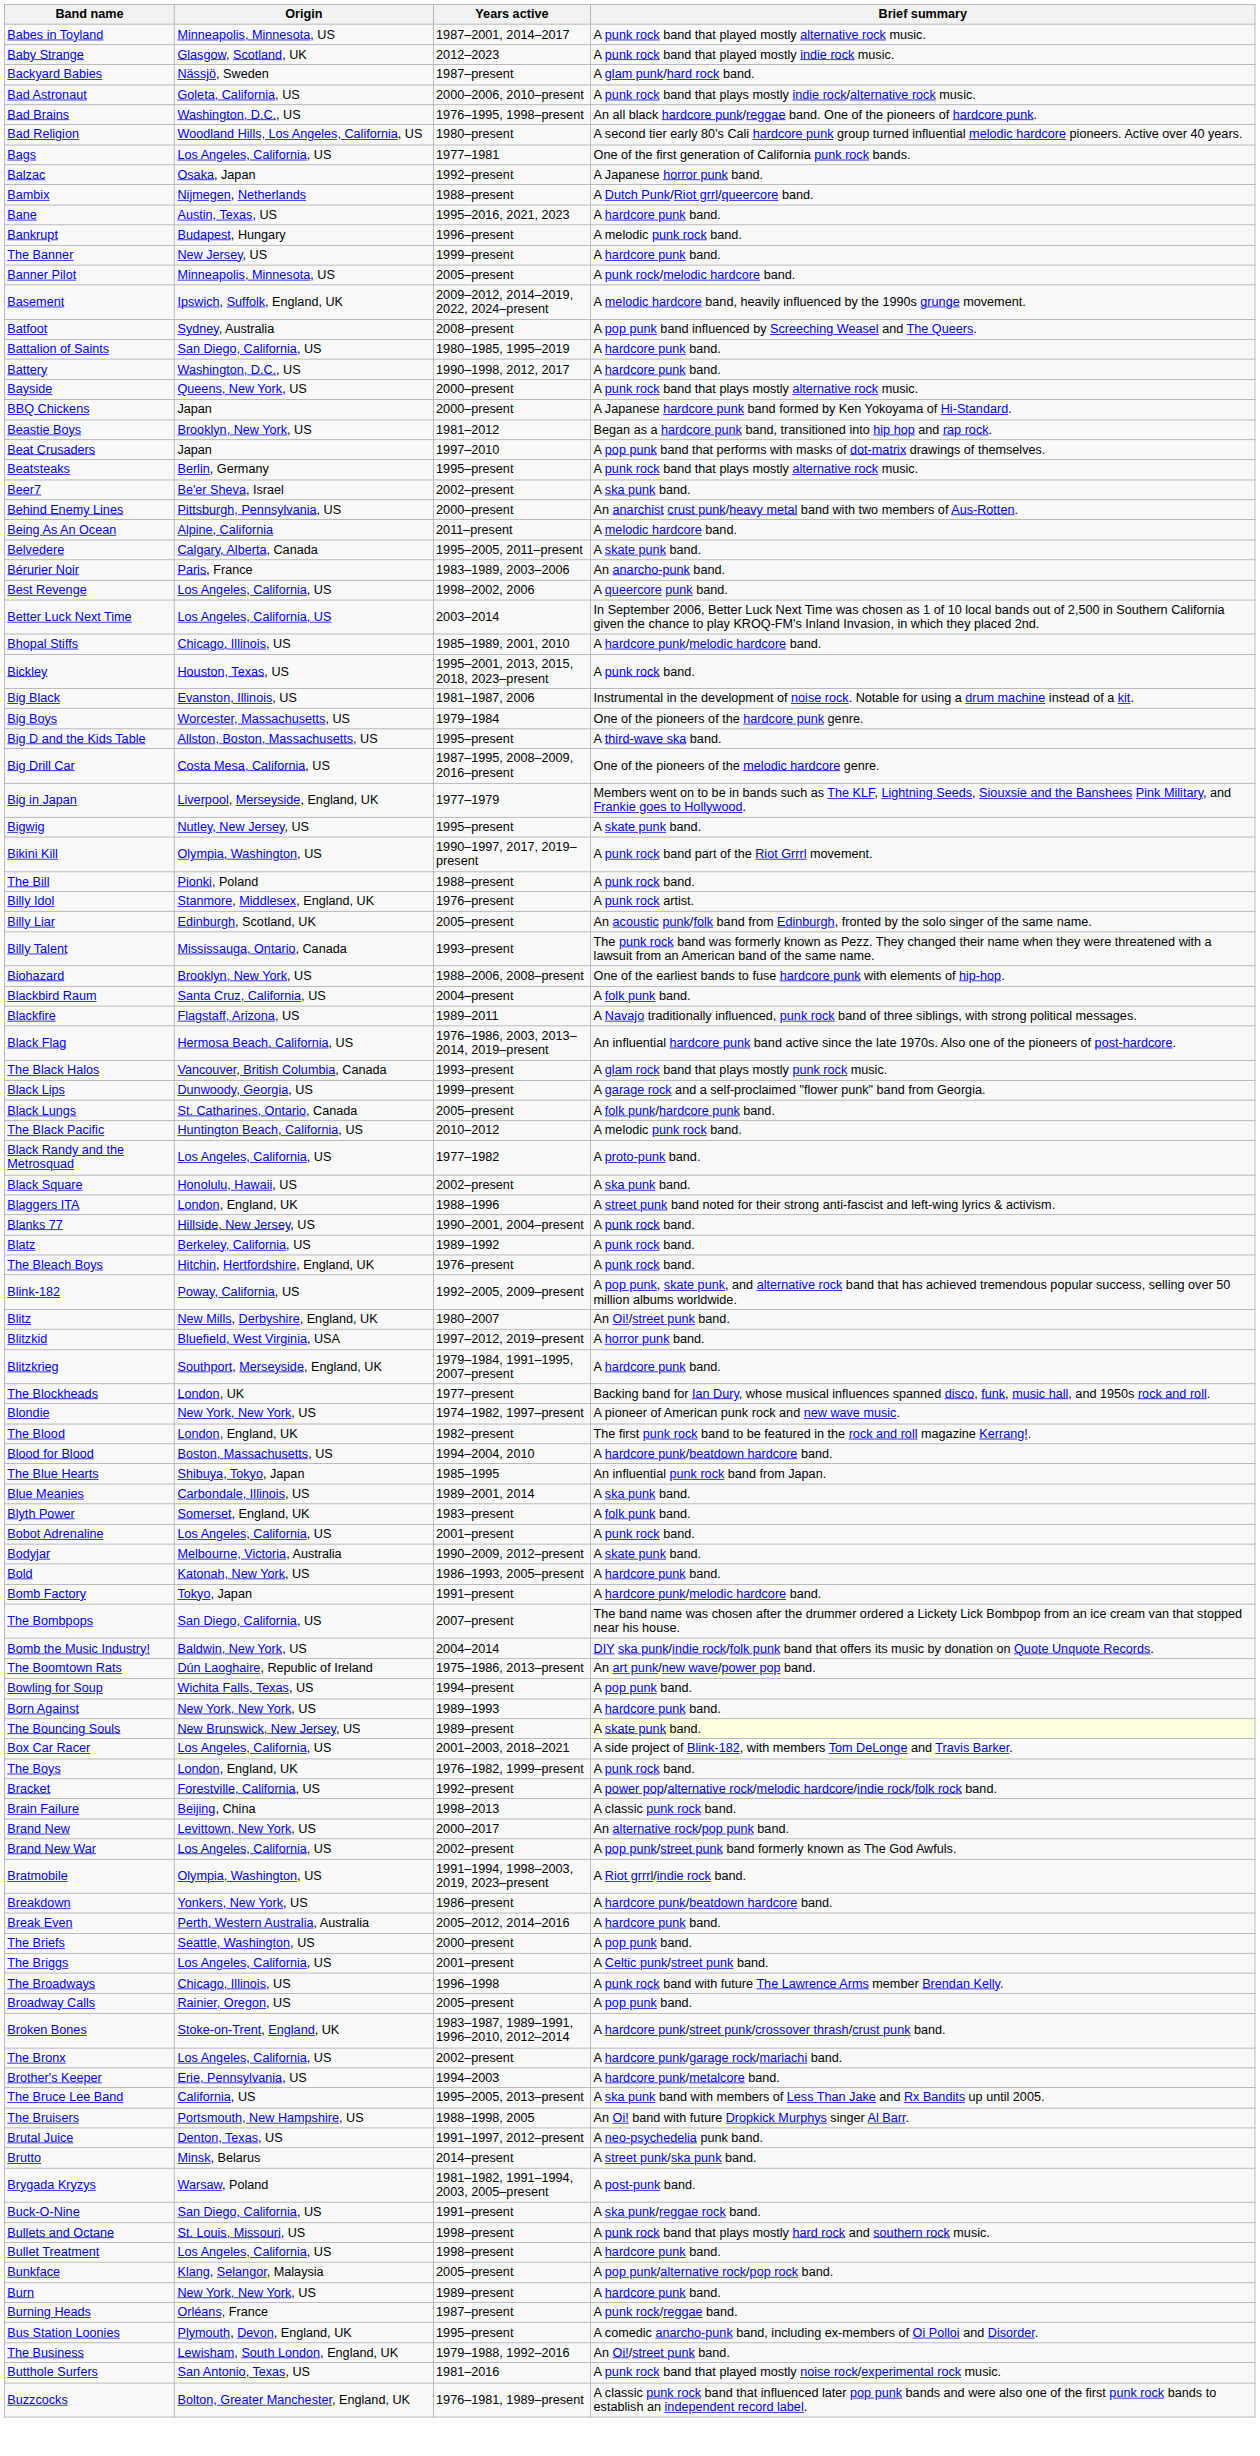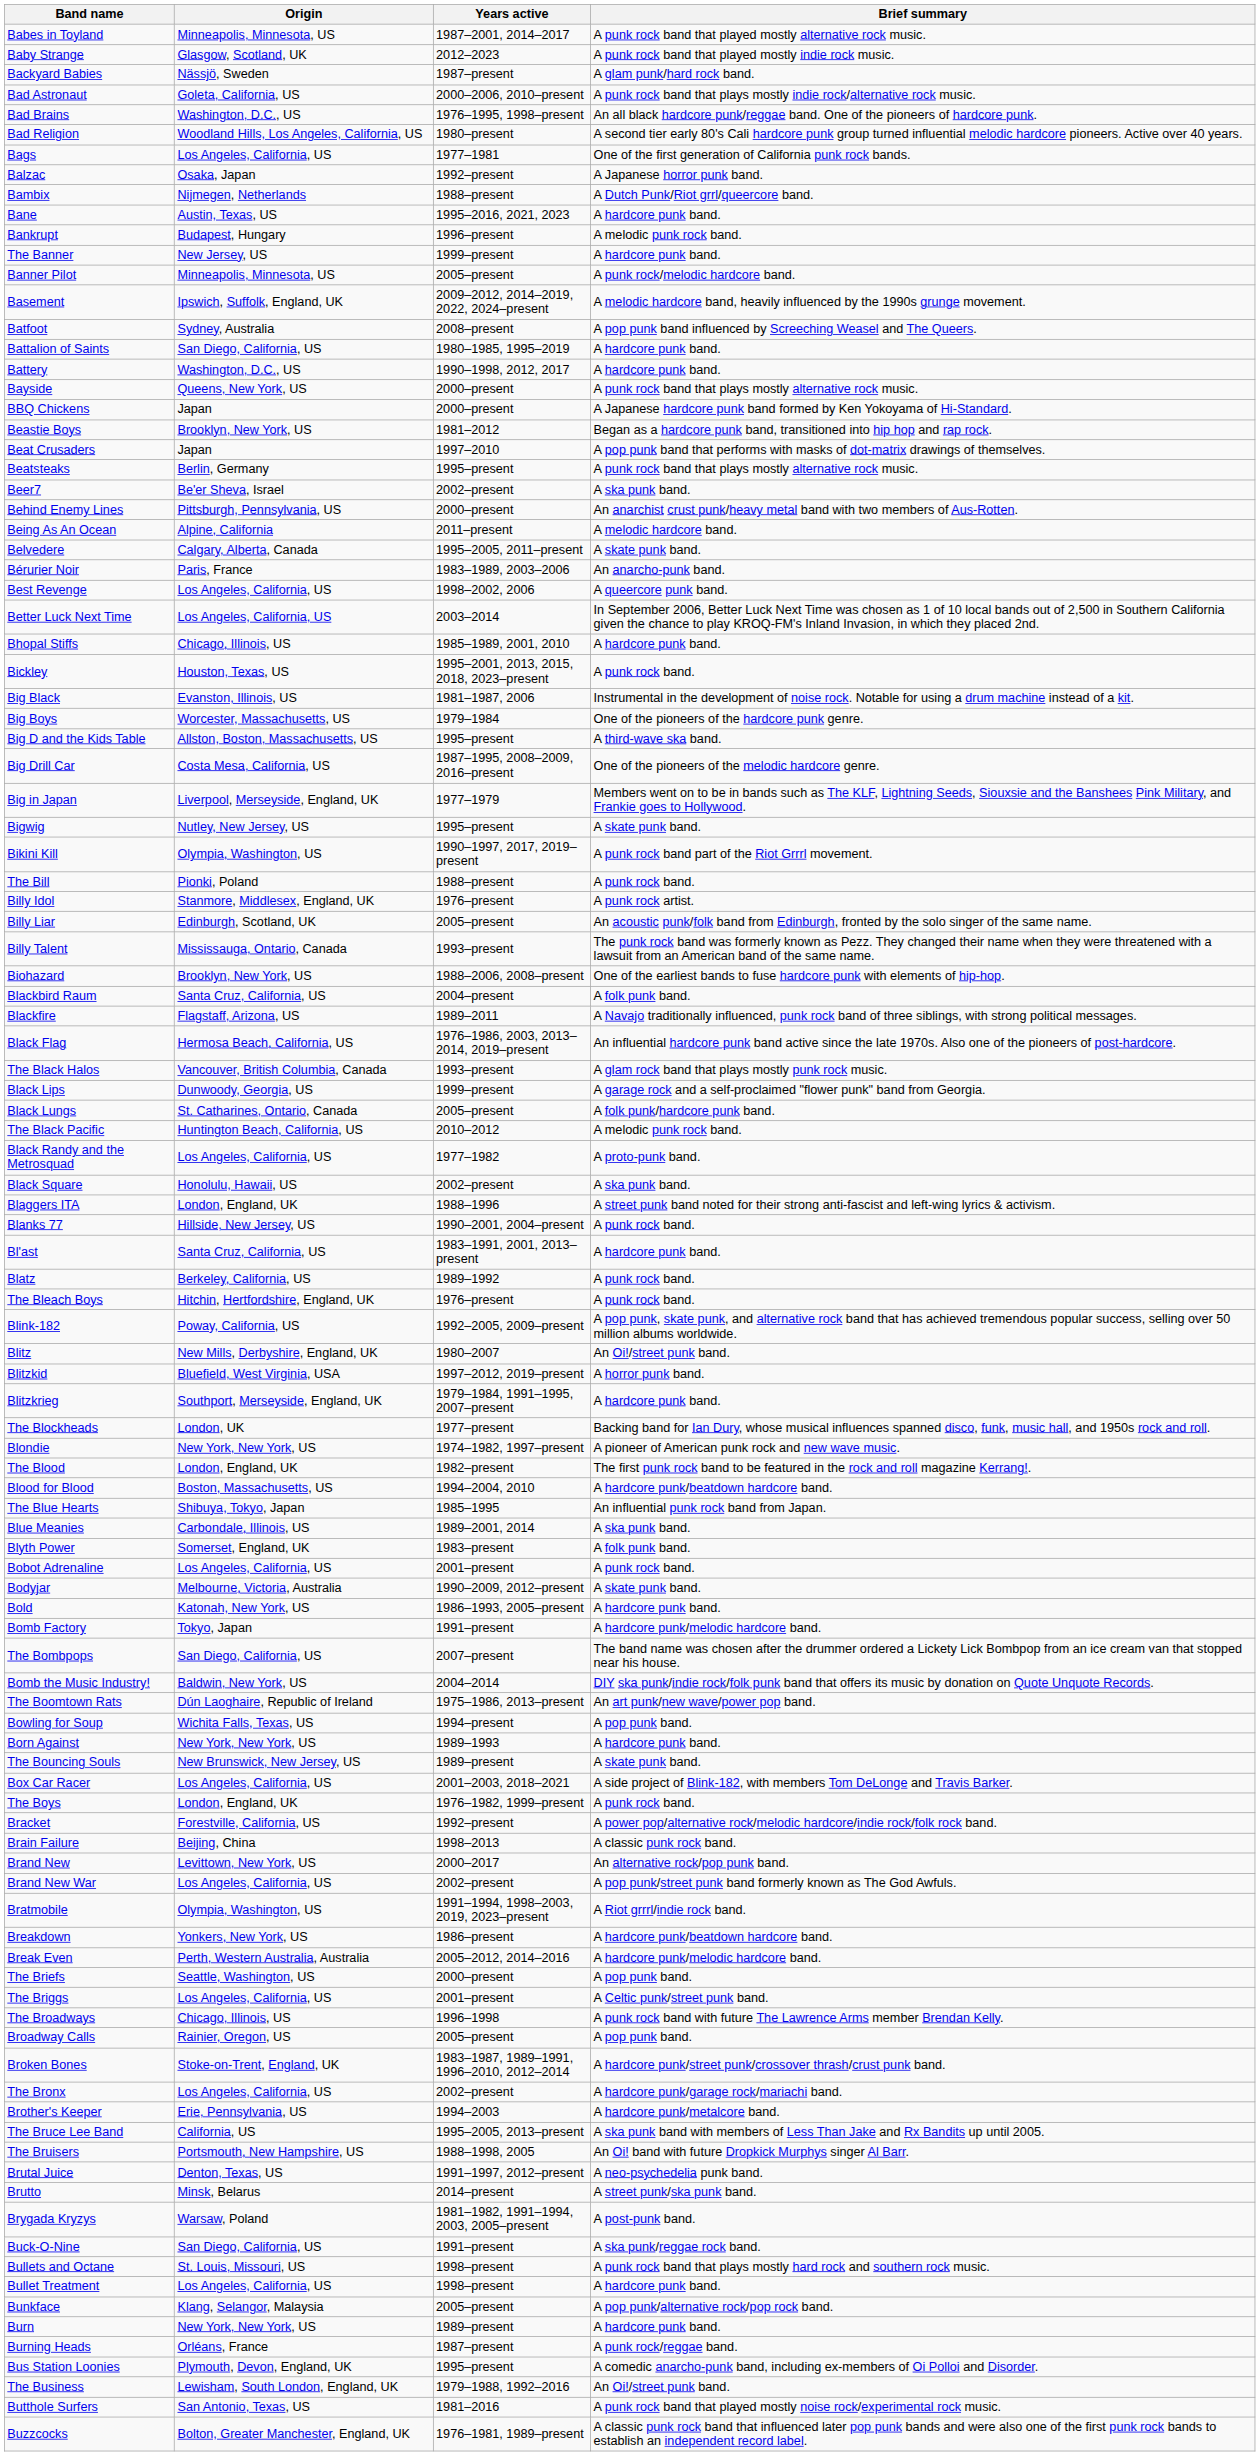(707, 644) A hardcore punk/melodic hardcore band. -> (657, 644) A hardcore punk band.
+ row: (23, 1252)
(647, 1728) lightyellow background -> (647, 1762) no background
(657, 1923) A hardcore punk band. -> (707, 1957) A hardcore punk/melodic hardcore band.
